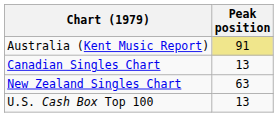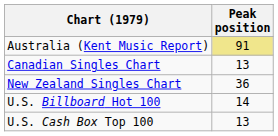(243, 84) 63 -> (243, 84) 36
+ row: (84, 103)
